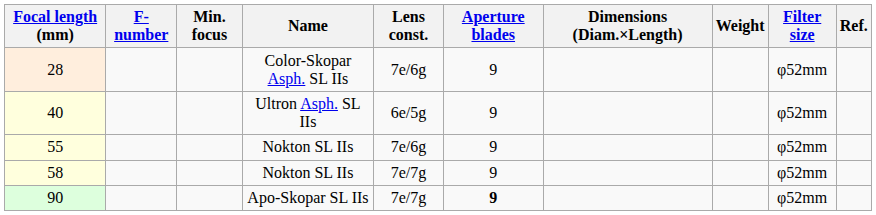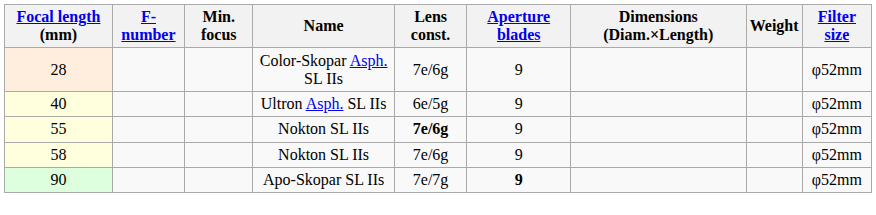- column: (854, 26)
(409, 147) normal -> (431, 129) bold
(409, 172) 7e/7g -> (431, 154) 7e/6g
